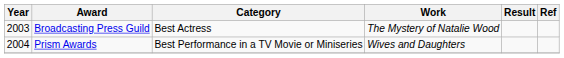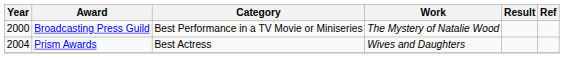(18, 28) 2003 -> (18, 28) 2000
(183, 28) Best Actress -> (258, 28) Best Performance in a TV Movie or Miniseries
(258, 45) Best Performance in a TV Movie or Miniseries -> (183, 45) Best Actress
